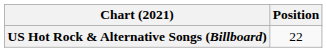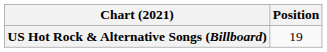(296, 36) 22 -> (296, 36) 19
